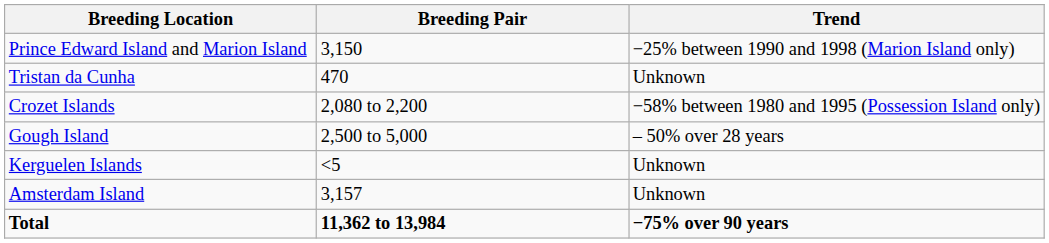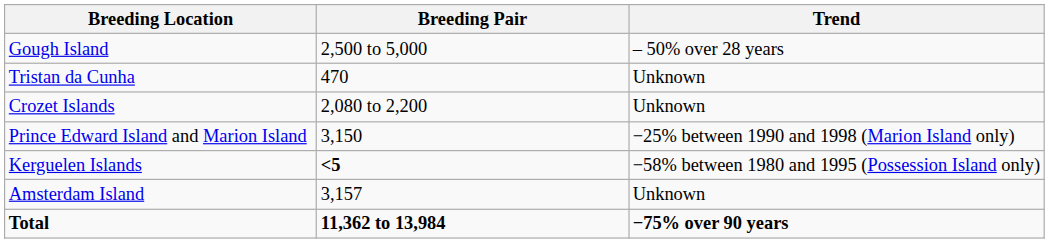rows swapped: (59, 135) <-> (158, 48)
(836, 106) −58% between 1980 and 1995 (Possession Island only) -> (669, 106) Unknown
(331, 164) normal -> (331, 164) bold
(669, 164) Unknown -> (836, 164) −58% between 1980 and 1995 (Possession Island only)
